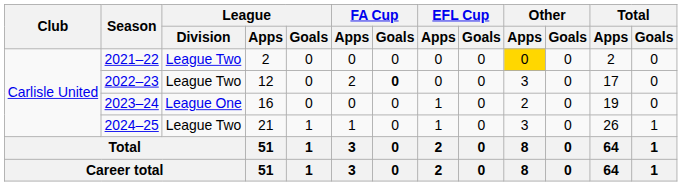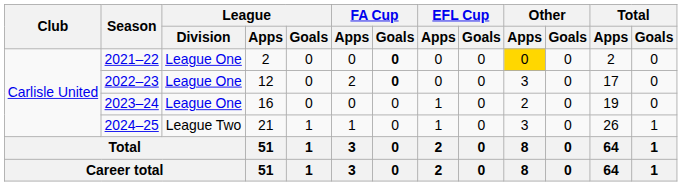(204, 59) League Two -> (204, 59) League One
(395, 59) normal -> (395, 59) bold
(204, 81) League Two -> (204, 81) League One
